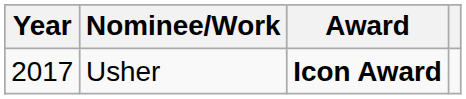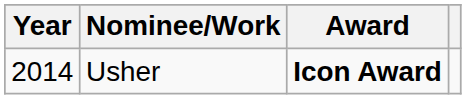(42, 70) 2017 -> (42, 70) 2014
